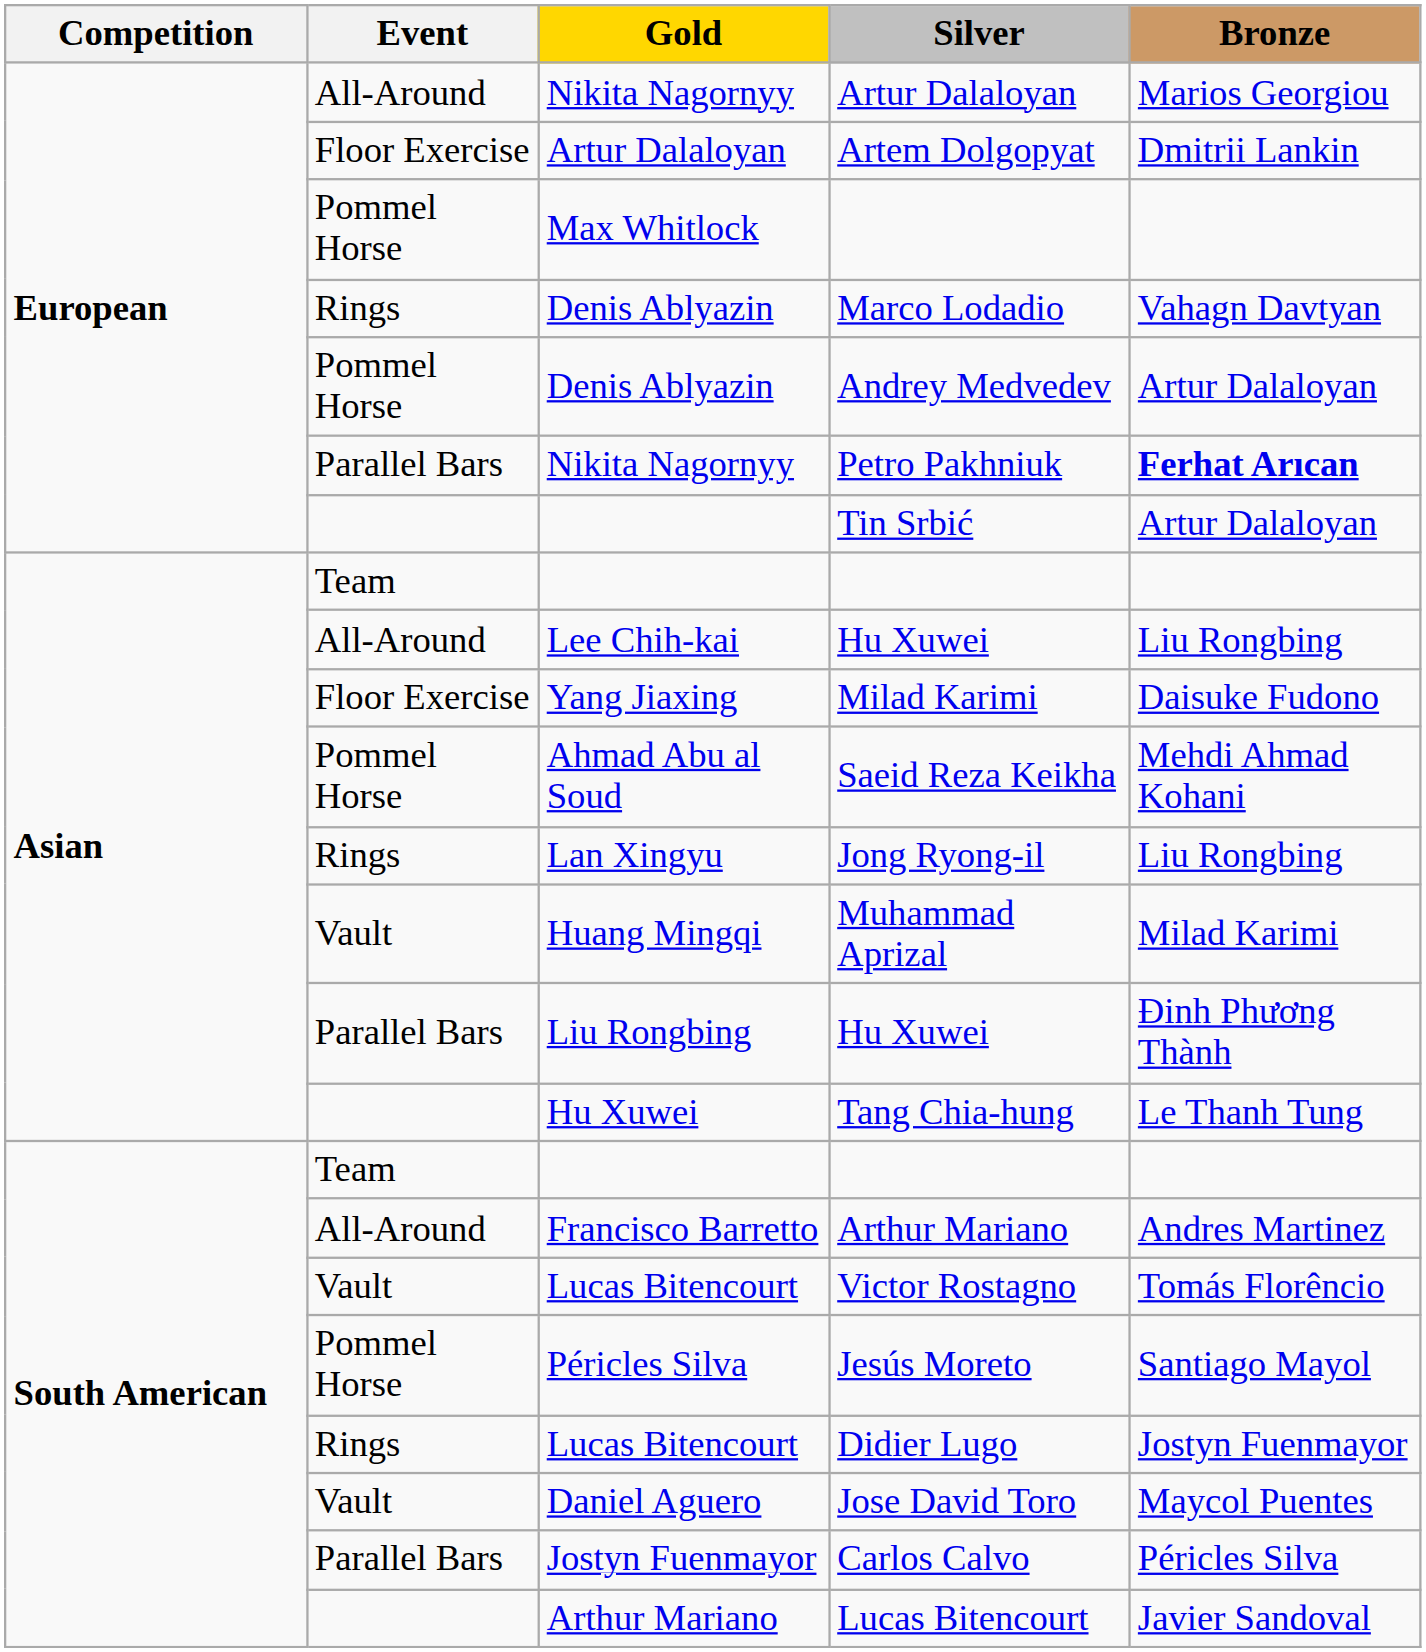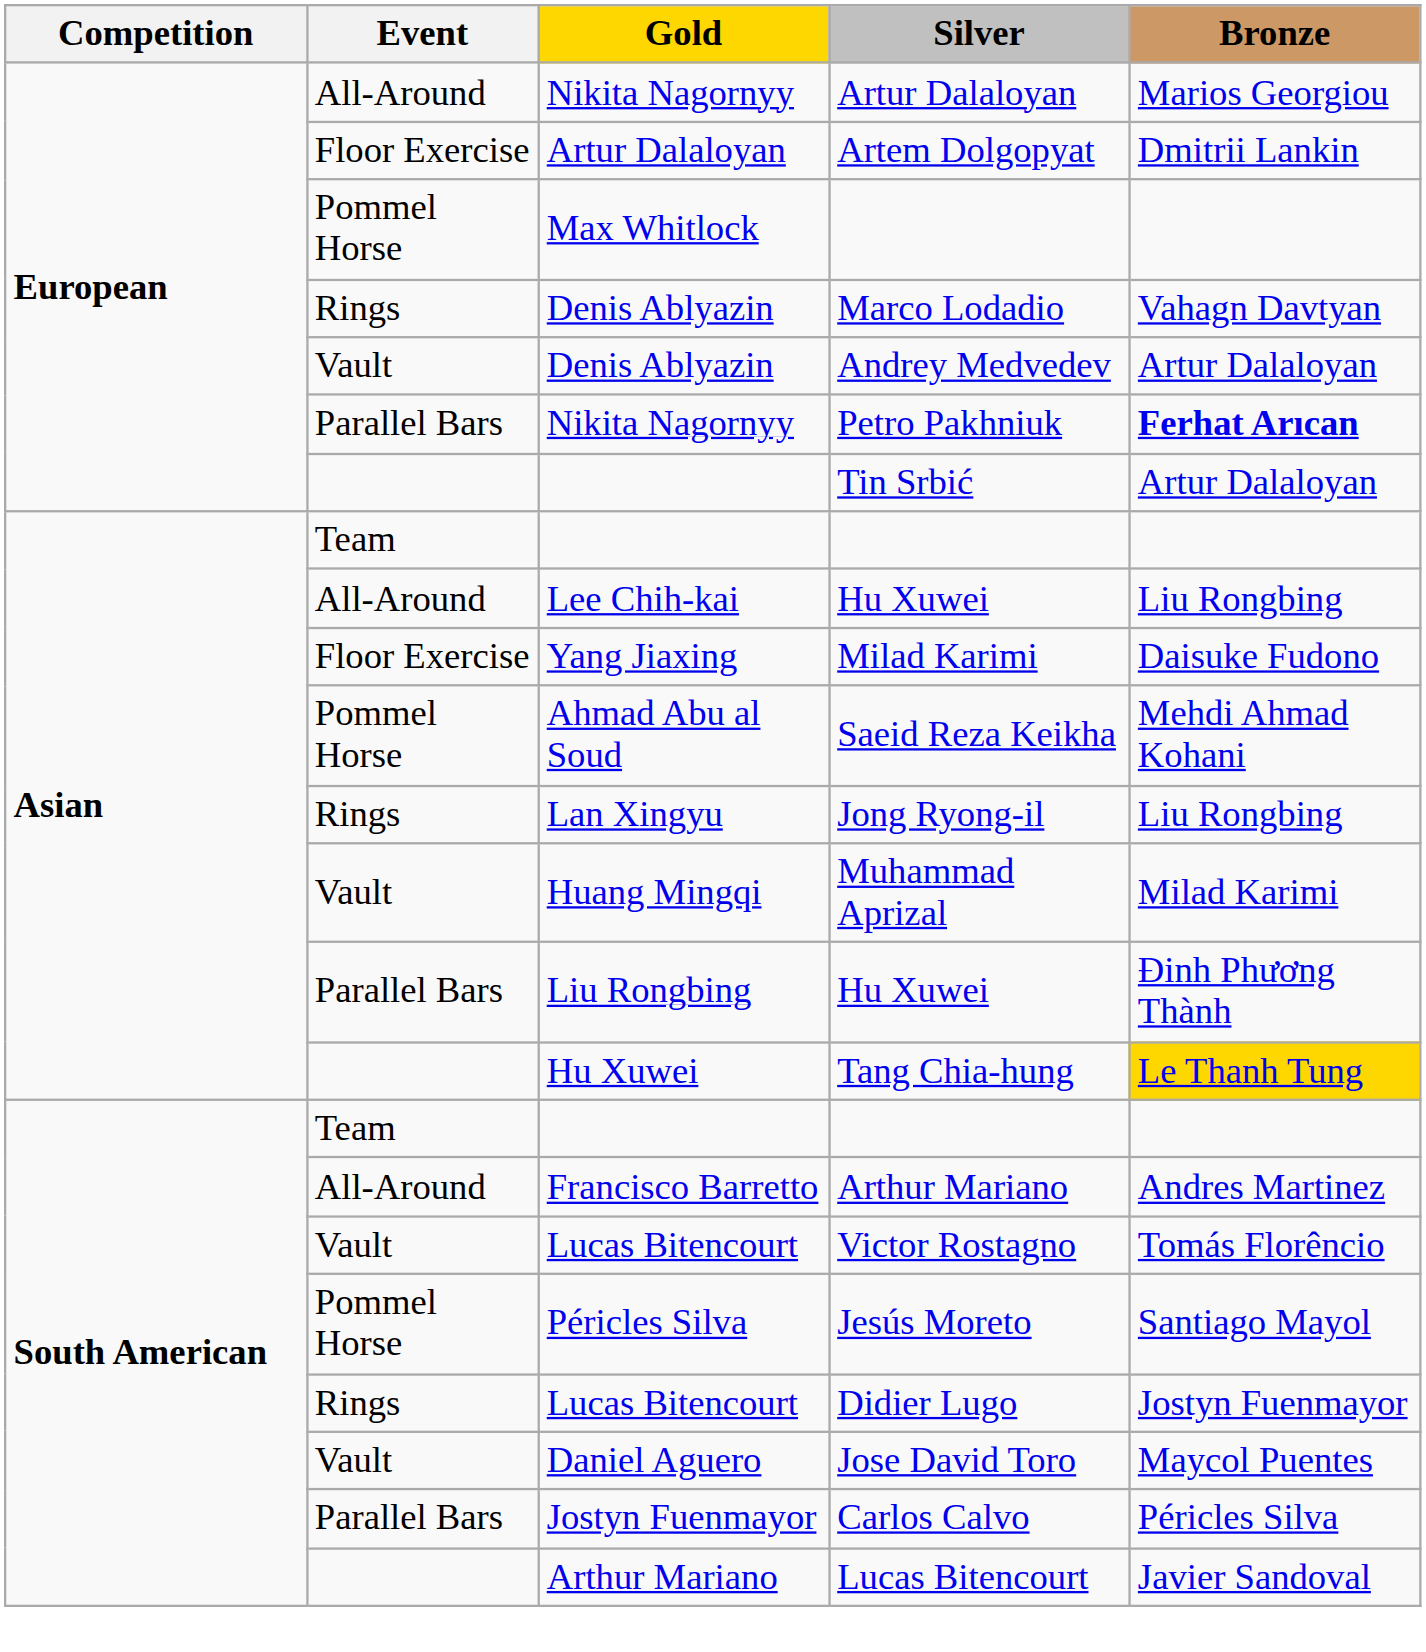(376, 385) Pommel Horse -> (353, 365) Vault
(1251, 1111) no background -> (1251, 1070) gold background
